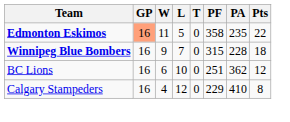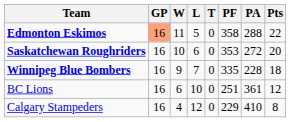(238, 32) 235 -> (253, 32) 288
+ row: (76, 51)
(215, 51) 315 -> (230, 70) 335
(238, 70) 362 -> (253, 88) 361
